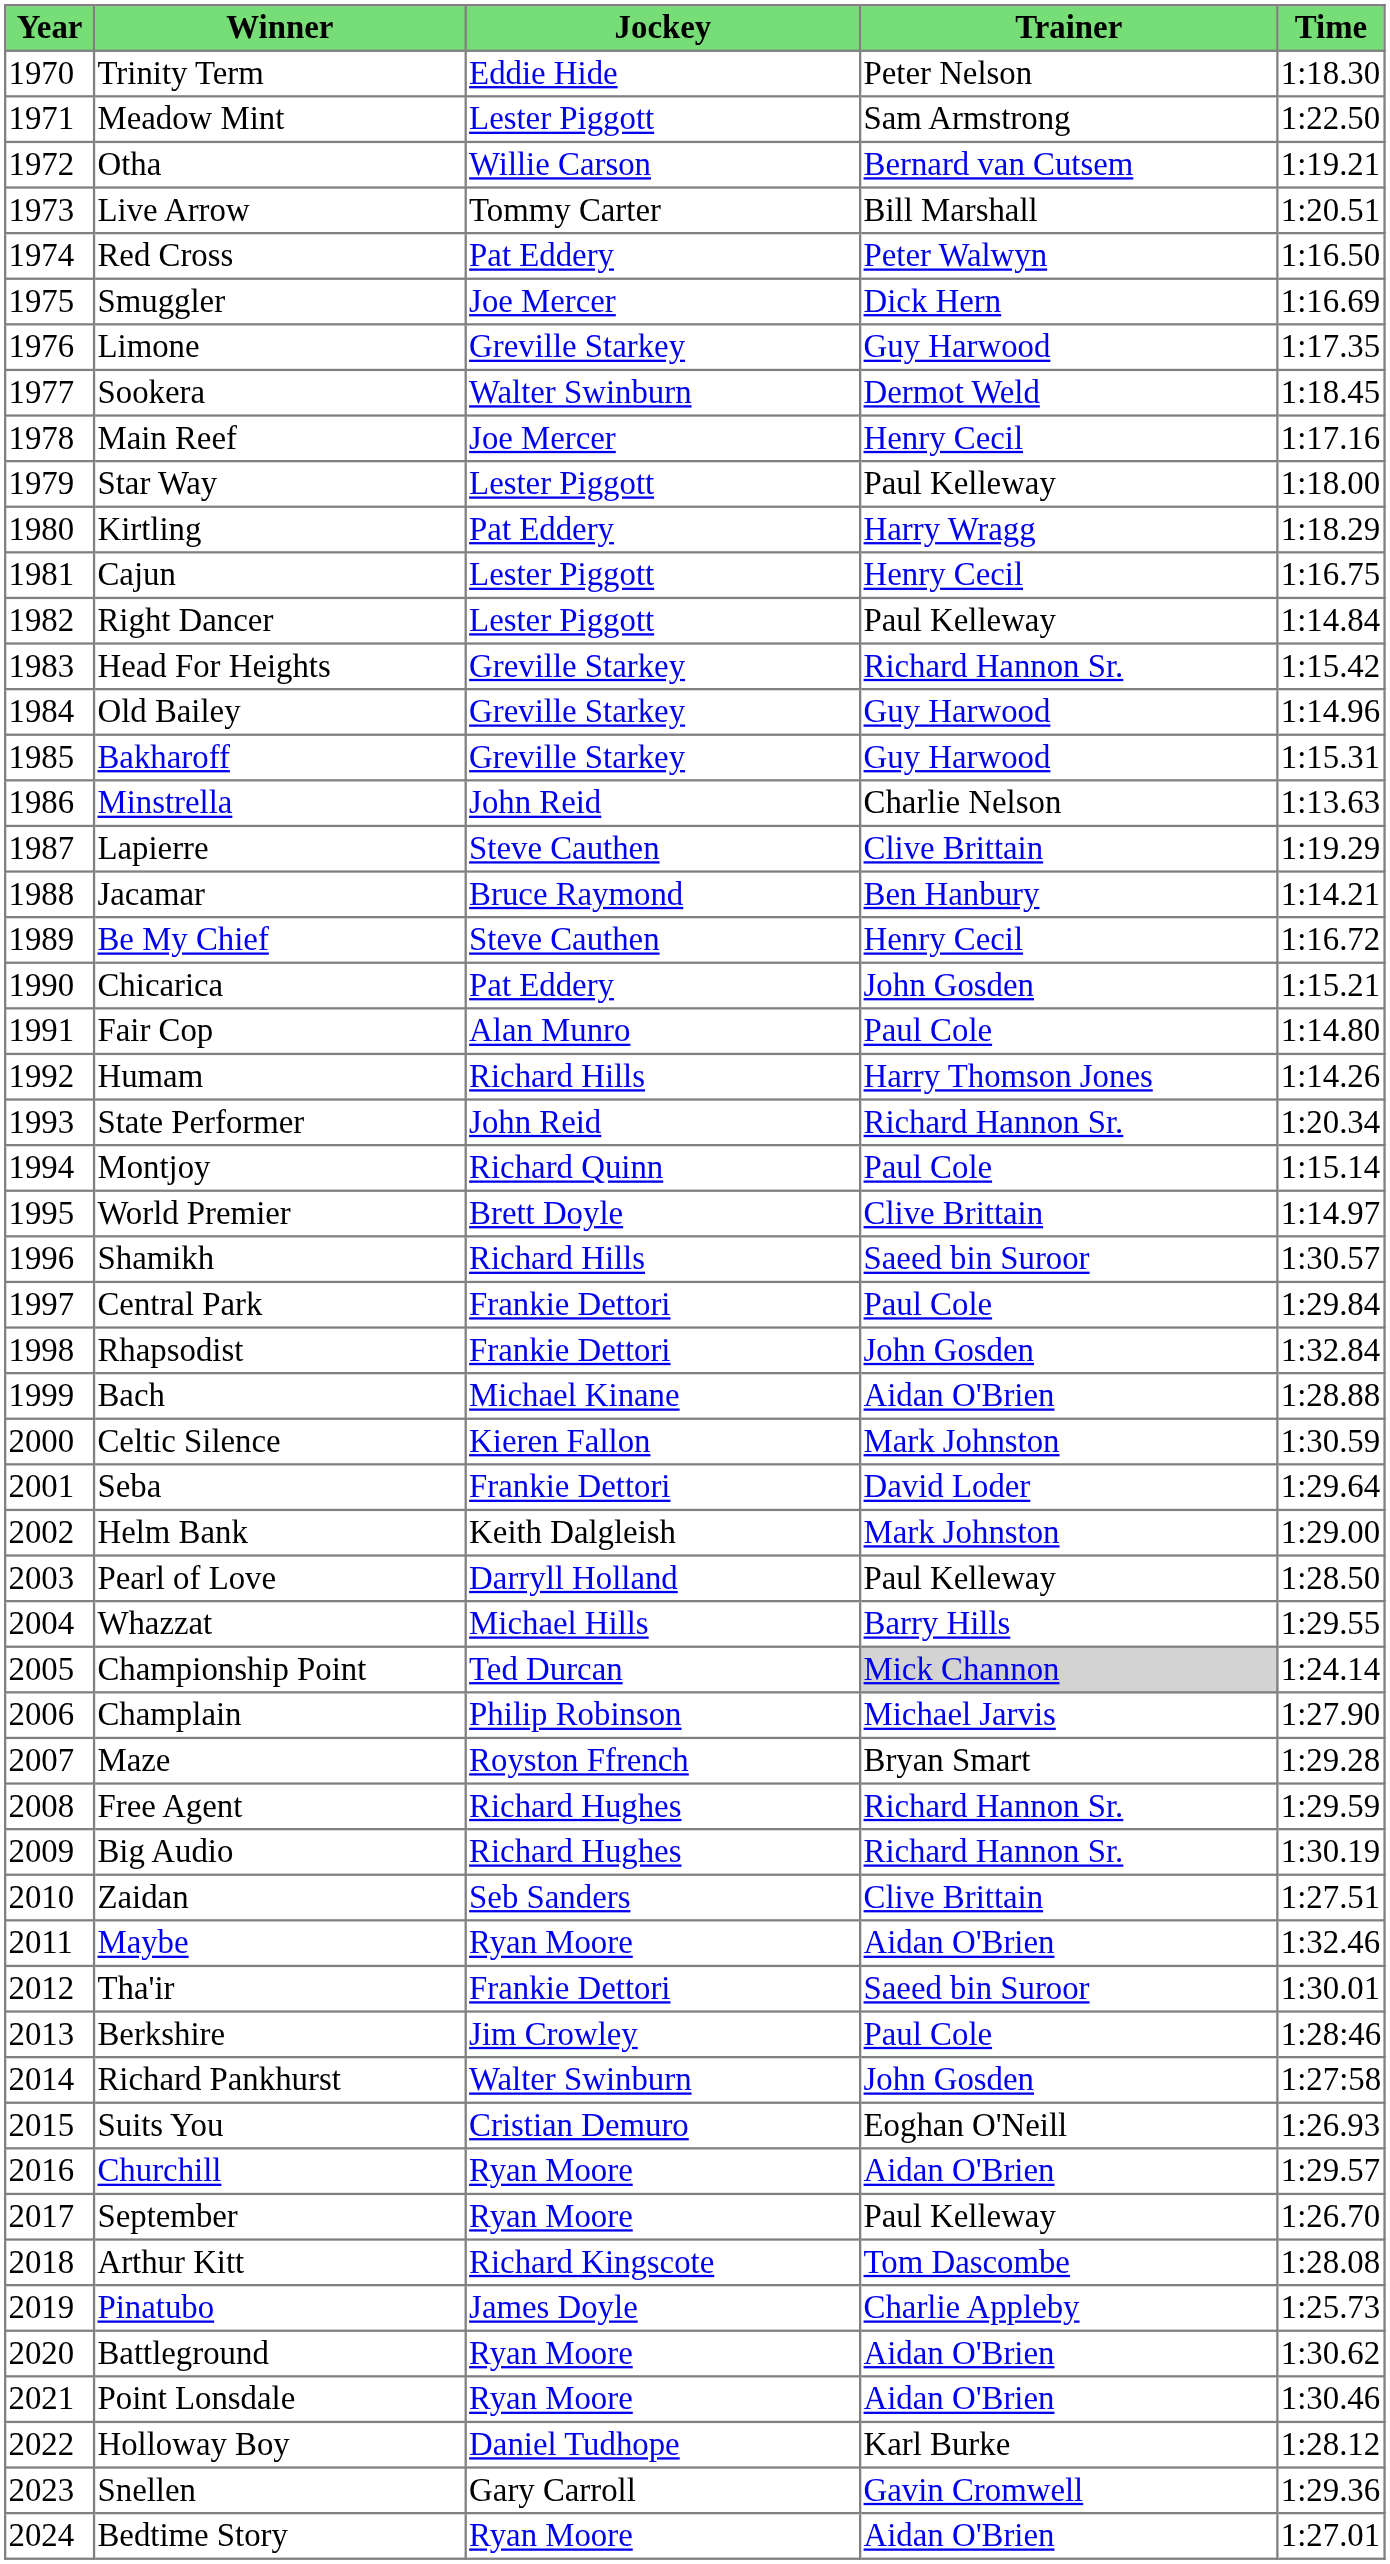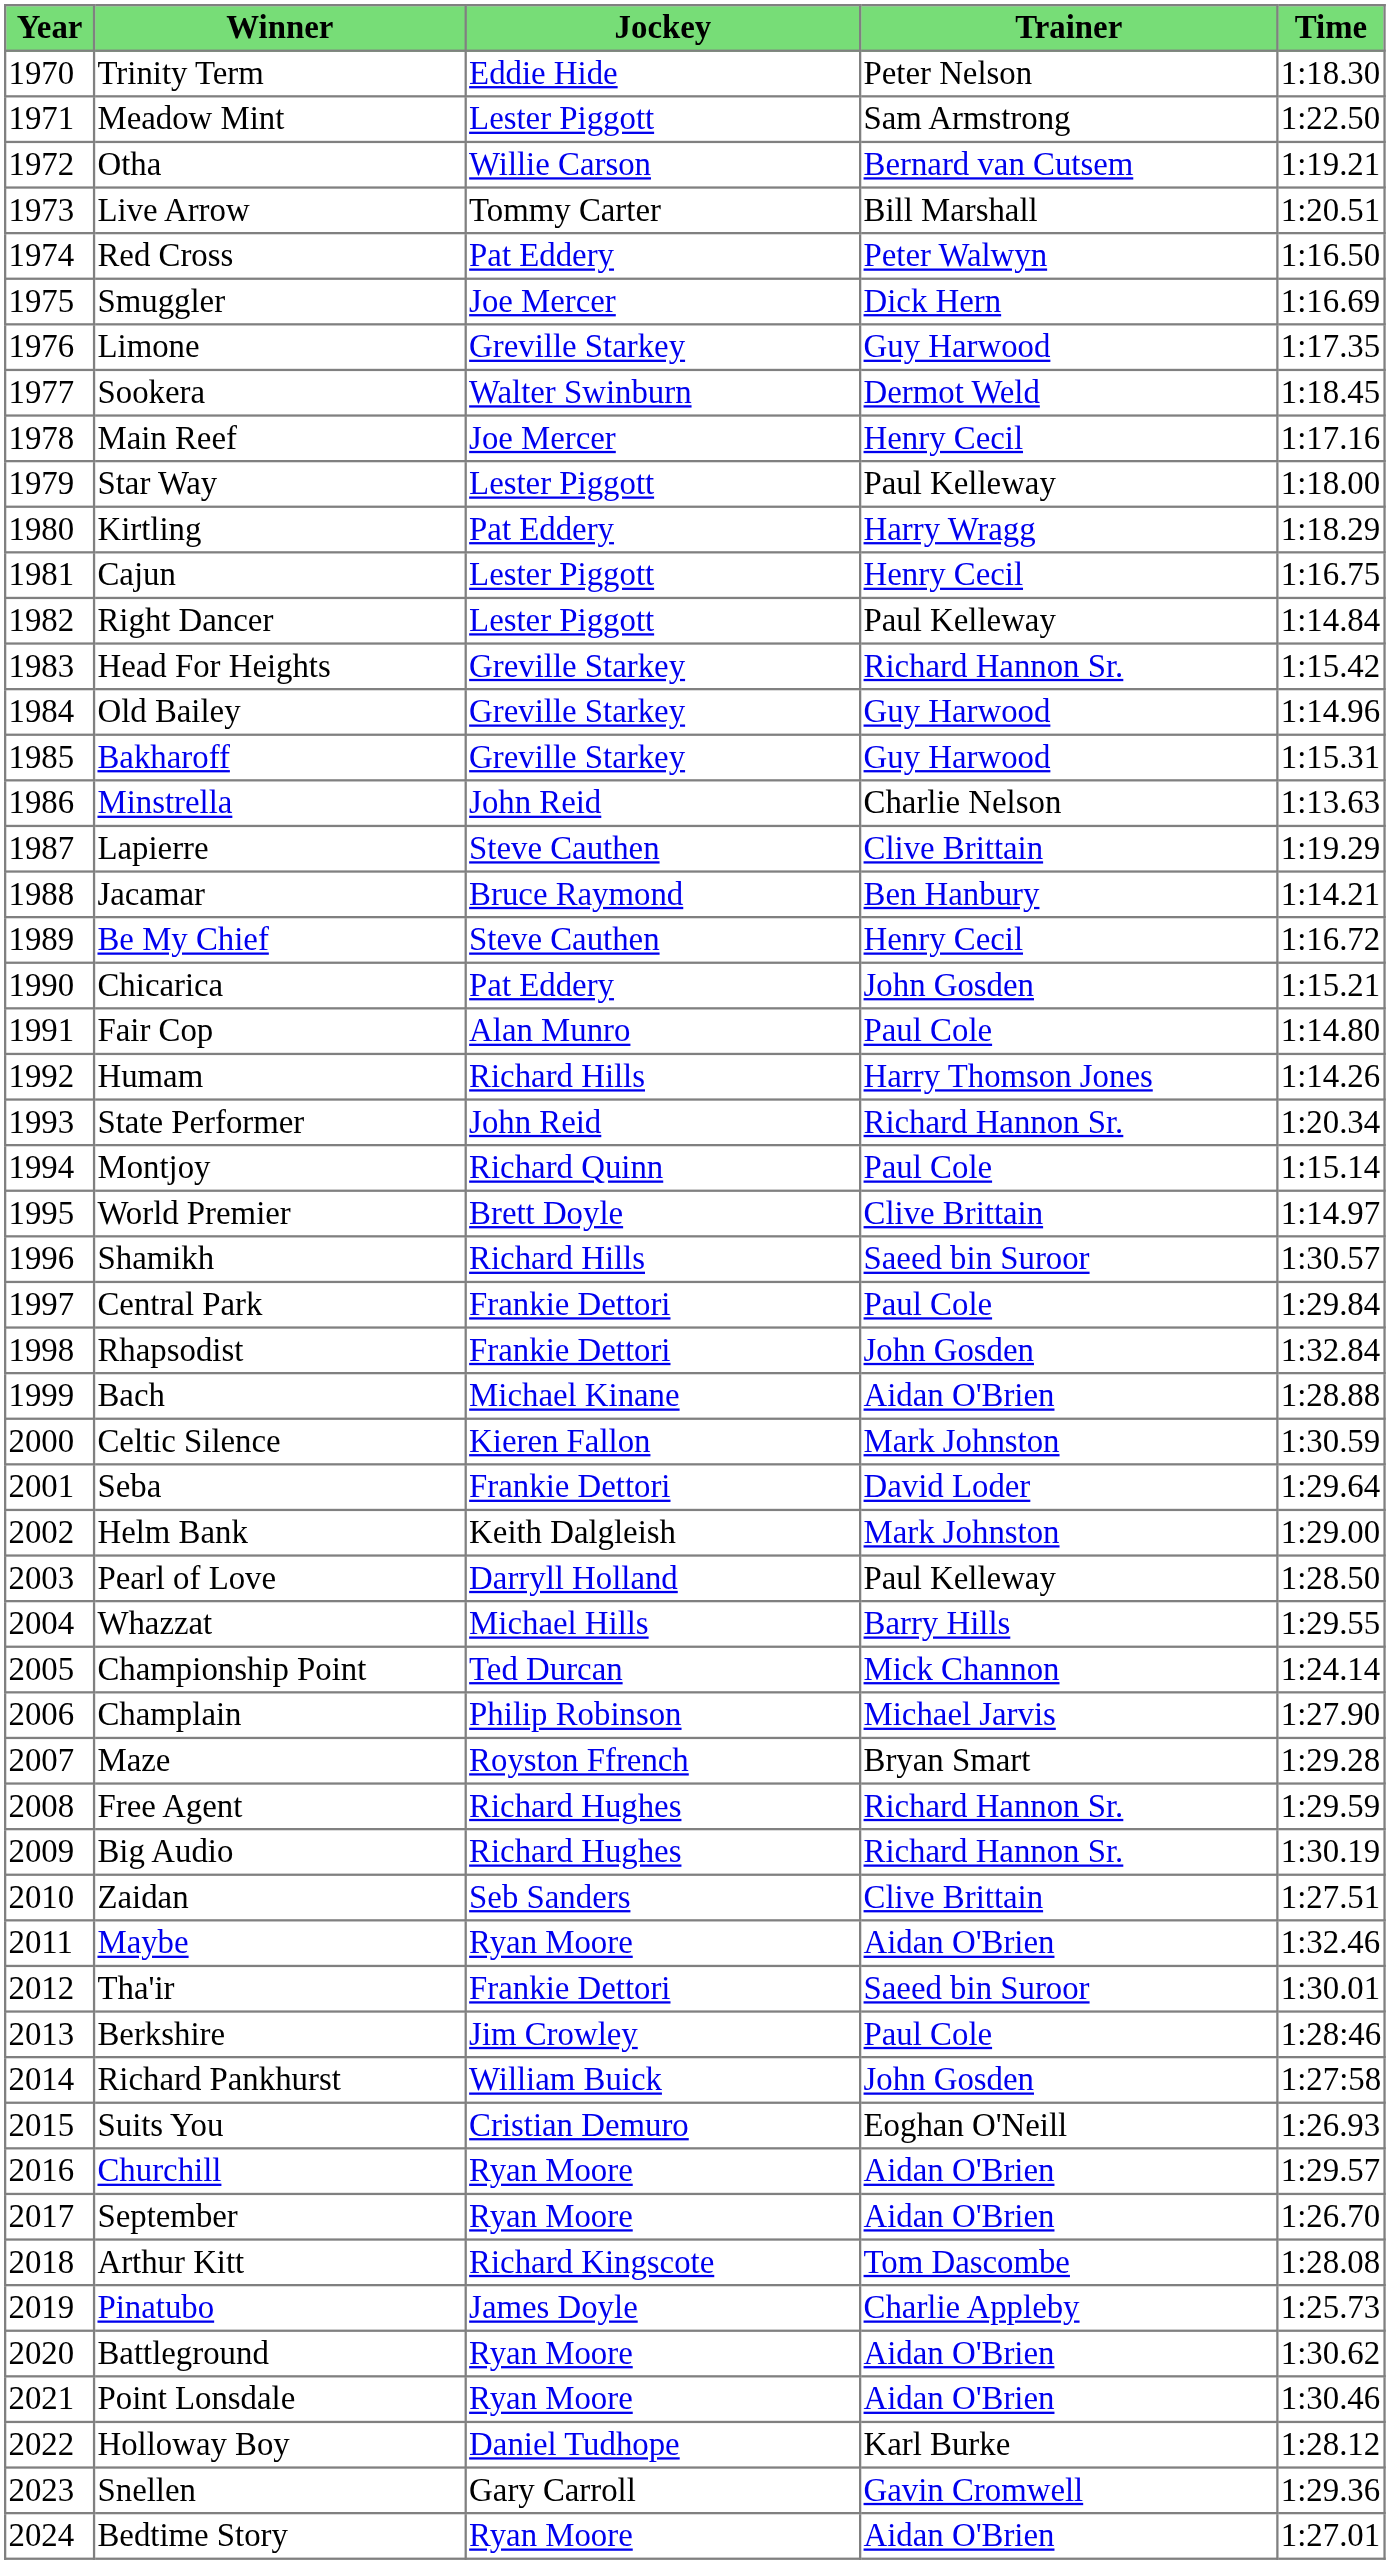(962, 1668) lightgrey background -> (962, 1668) no background
(580, 2079) Walter Swinburn -> (566, 2079) William Buick
(960, 2216) Paul Kelleway -> (959, 2216) Aidan O'Brien
